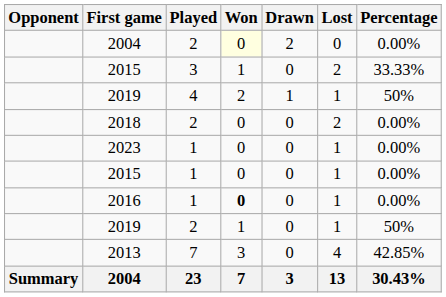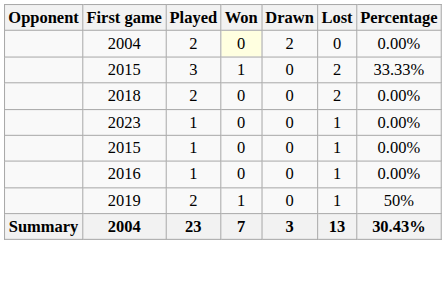- row: (124, 95)
(241, 200) bold -> (241, 174) normal
- row: (124, 252)
